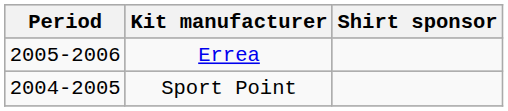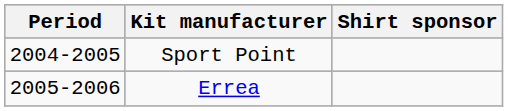rows swapped: (229, 88) <-> (229, 55)
